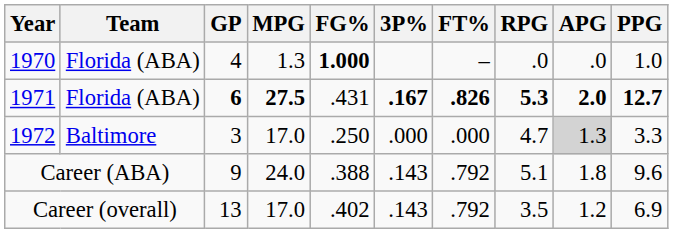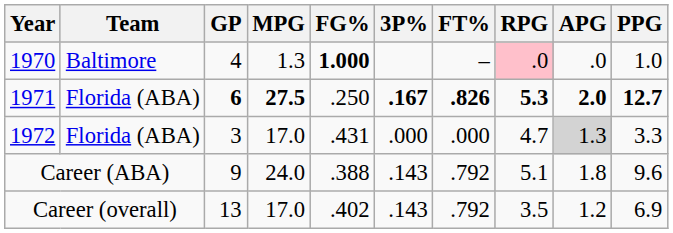(133, 60) Florida (ABA) -> (111, 60) Baltimore
(540, 60) no background -> (540, 60) pink background
(350, 98) .431 -> (350, 98) .250
(111, 135) Baltimore -> (133, 135) Florida (ABA)
(350, 135) .250 -> (350, 135) .431
